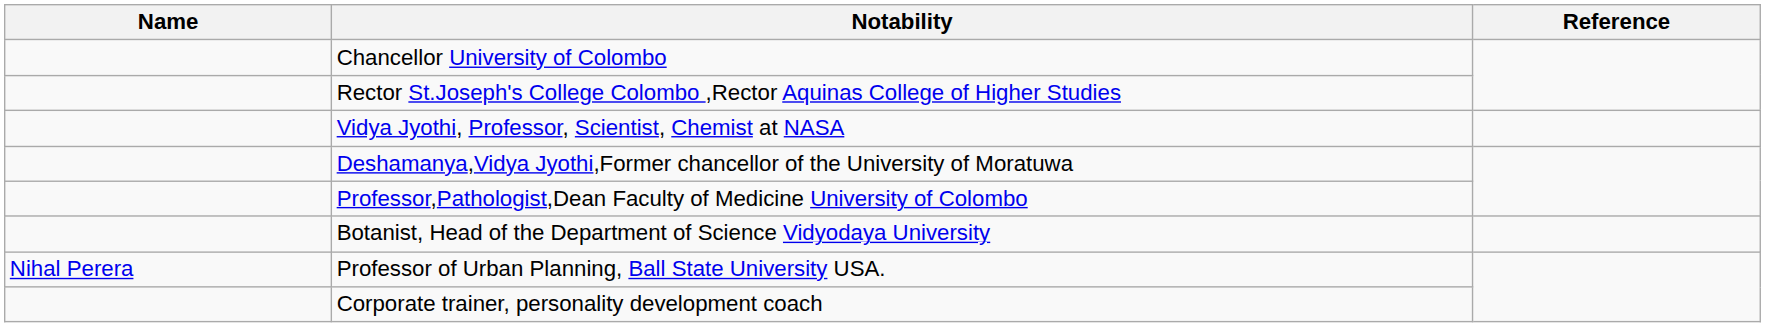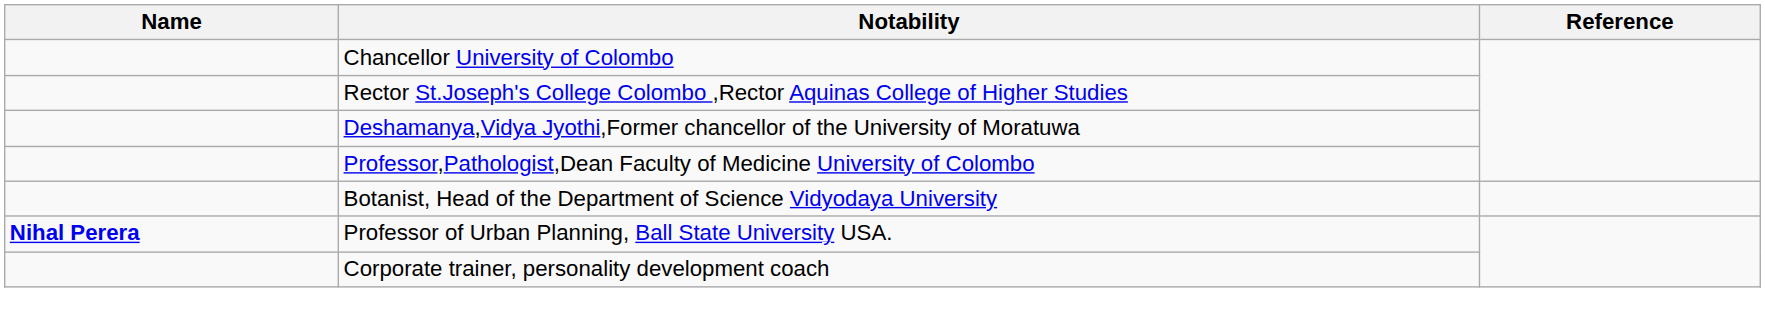- row: (590, 127)
(72, 269) normal -> (75, 233) bold
